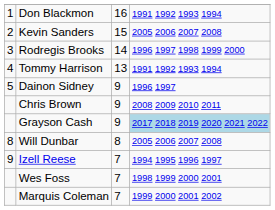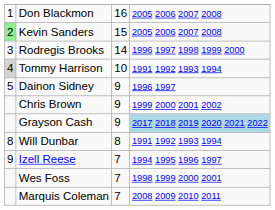(177, 13) 1991 1992 1993 1994 -> (177, 13) 2005 2006 2007 2008
(10, 31) no background -> (10, 31) lightgreen background
(10, 68) no background -> (10, 68) lightgrey background
(121, 68) 13 -> (121, 68) 10
(176, 105) 2008 2009 2010 2011 -> (177, 105) 1999 2000 2001 2002
(177, 141) 2005 2006 2007 2008 -> (177, 141) 1991 1992 1993 1994
(177, 196) 1999 2000 2001 2002 -> (176, 196) 2008 2009 2010 2011
